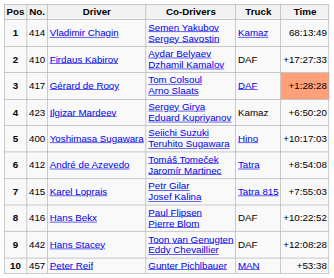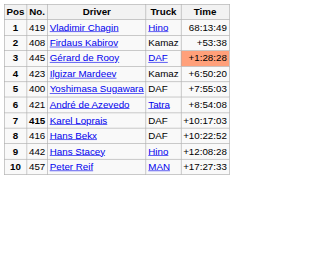- column: (191, 12)
(37, 33) 414 -> (37, 27) 419
(253, 33) Kamaz -> (158, 27) Hino
(37, 59) 410 -> (37, 43) 408
(248, 59) DAF -> (163, 43) Kamaz
(305, 59) +17:27:33 -> (212, 43) +53:38
(37, 86) 417 -> (37, 58) 445
(248, 139) Hino -> (158, 89) DAF
(305, 139) +10:17:03 -> (208, 89) +7:55:03
(37, 165) 412 -> (37, 105) 421
(37, 191) normal -> (37, 120) bold
(258, 191) Tatra 815 -> (158, 120) DAF
(308, 191) +7:55:03 -> (205, 120) +10:17:03
(248, 244) DAF -> (158, 151) Hino
(312, 265) +53:38 -> (205, 167) +17:27:33
